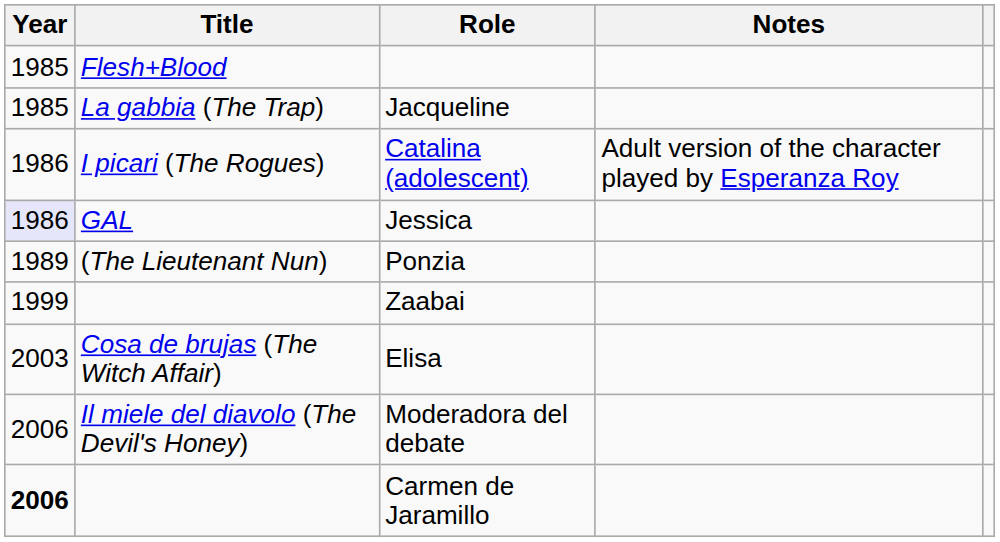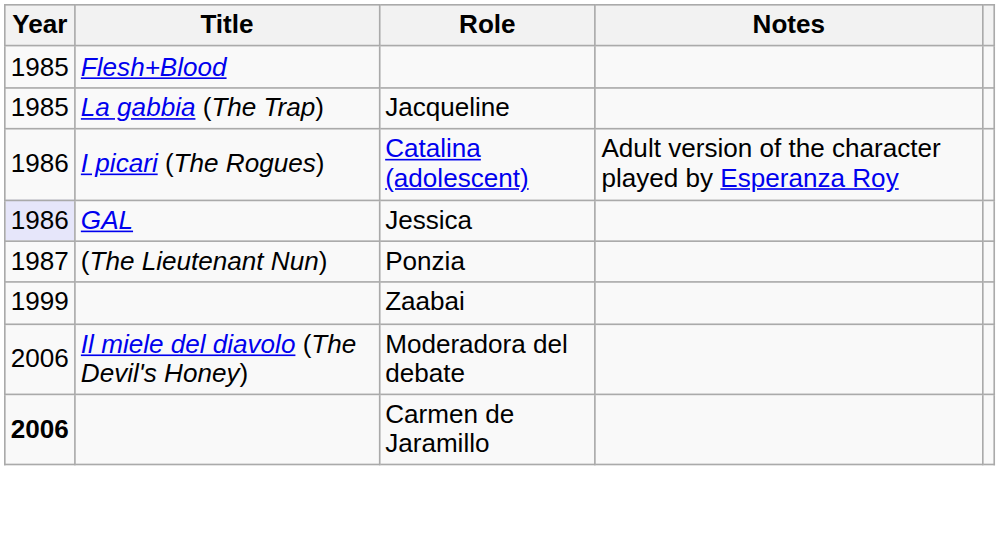(40, 261) 1989 -> (40, 261) 1987
- row: (413, 358)
